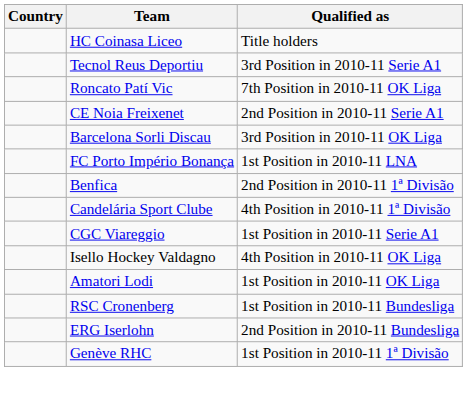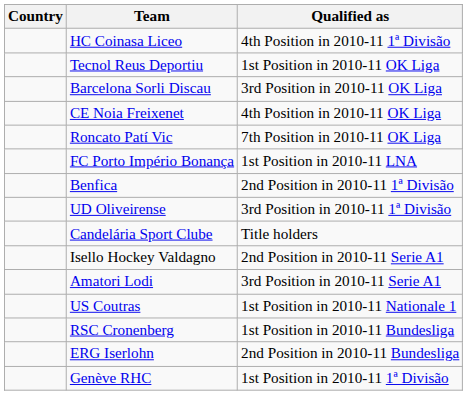(279, 40) Title holders -> (346, 40) 4th Position in 2010-11 1ª Divisão
(341, 64) 3rd Position in 2010-11 Serie A1 -> (340, 64) 1st Position in 2010-11 OK Liga
rows swapped: (140, 137) <-> (121, 88)
(342, 112) 2nd Position in 2010-11 Serie A1 -> (341, 112) 4th Position in 2010-11 OK Liga
+ row: (118, 209)
(346, 209) 4th Position in 2010-11 1ª Divisão -> (279, 233) Title holders
- row: (117, 233)
(341, 257) 4th Position in 2010-11 OK Liga -> (342, 257) 2nd Position in 2010-11 Serie A1
(340, 281) 1st Position in 2010-11 OK Liga -> (341, 281) 3rd Position in 2010-11 Serie A1
+ row: (105, 305)
